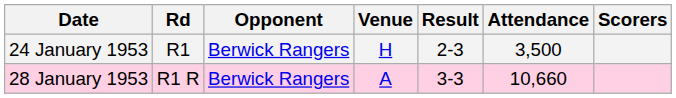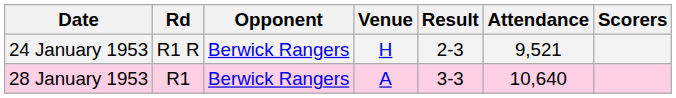(178, 49) R1 -> (178, 49) R1 R
(538, 49) 3,500 -> (538, 49) 9,521
(178, 79) R1 R -> (178, 79) R1
(538, 79) 10,660 -> (538, 79) 10,640
